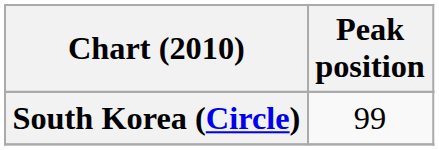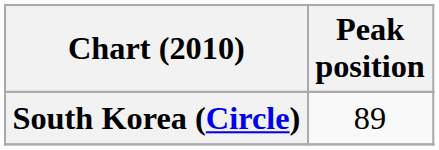(370, 117) 99 -> (370, 117) 89
